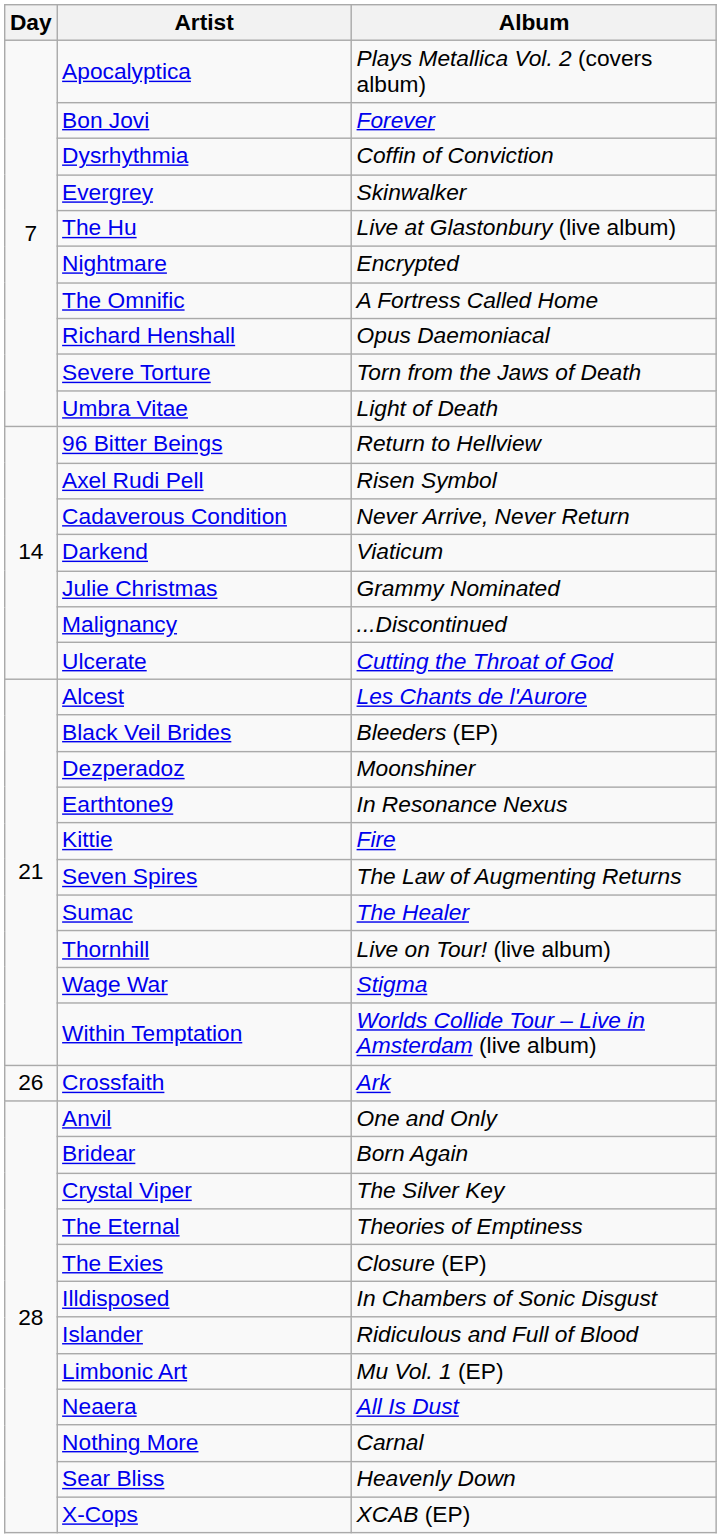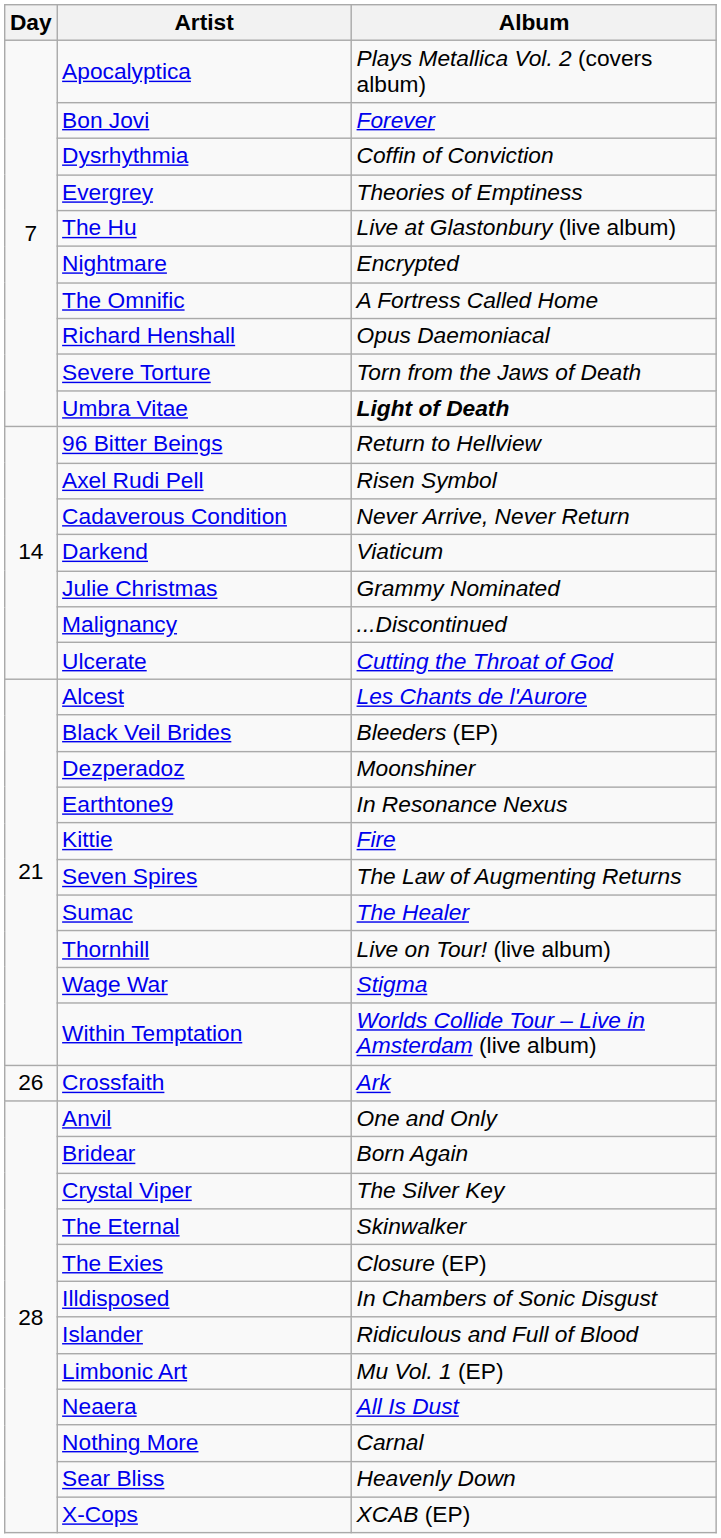(412, 192) Skinwalker -> (470, 192) Theories of Emptiness
(427, 408) normal -> (433, 408) bold
(470, 1226) Theories of Emptiness -> (412, 1226) Skinwalker
